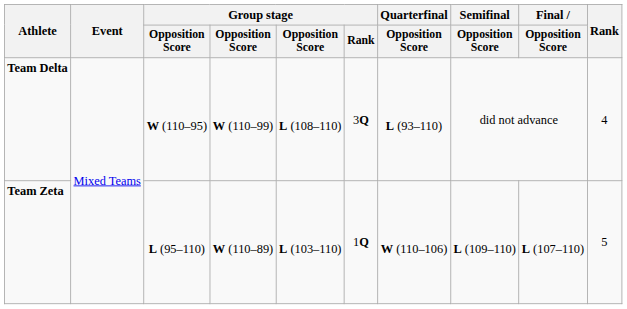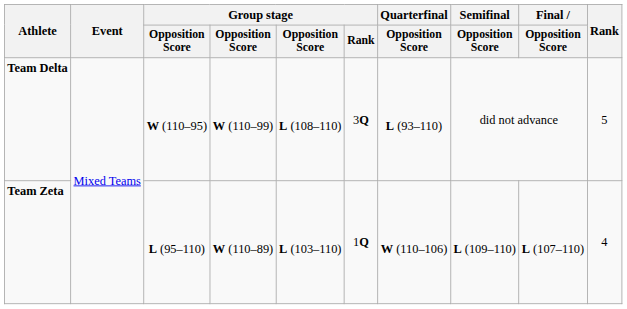(604, 119) 4 -> (604, 119) 5
(604, 242) 5 -> (604, 242) 4
